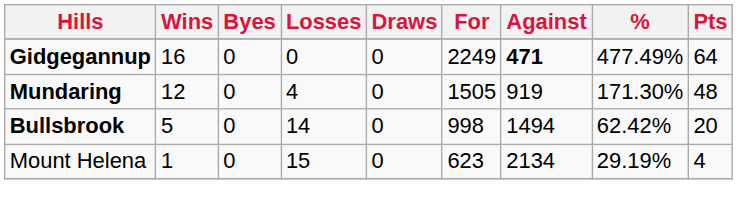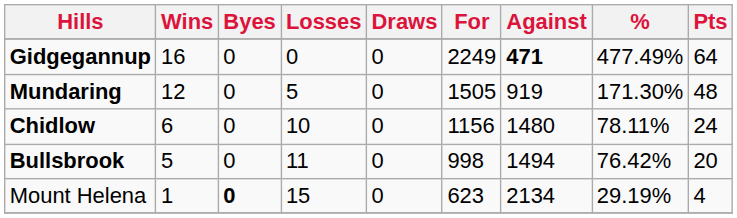(292, 91) 4 -> (292, 91) 5
+ row: (52, 126)
(298, 126) 14 -> (297, 160) 11
(634, 126) 62.42% -> (634, 160) 76.42%
(229, 160) normal -> (229, 195) bold
